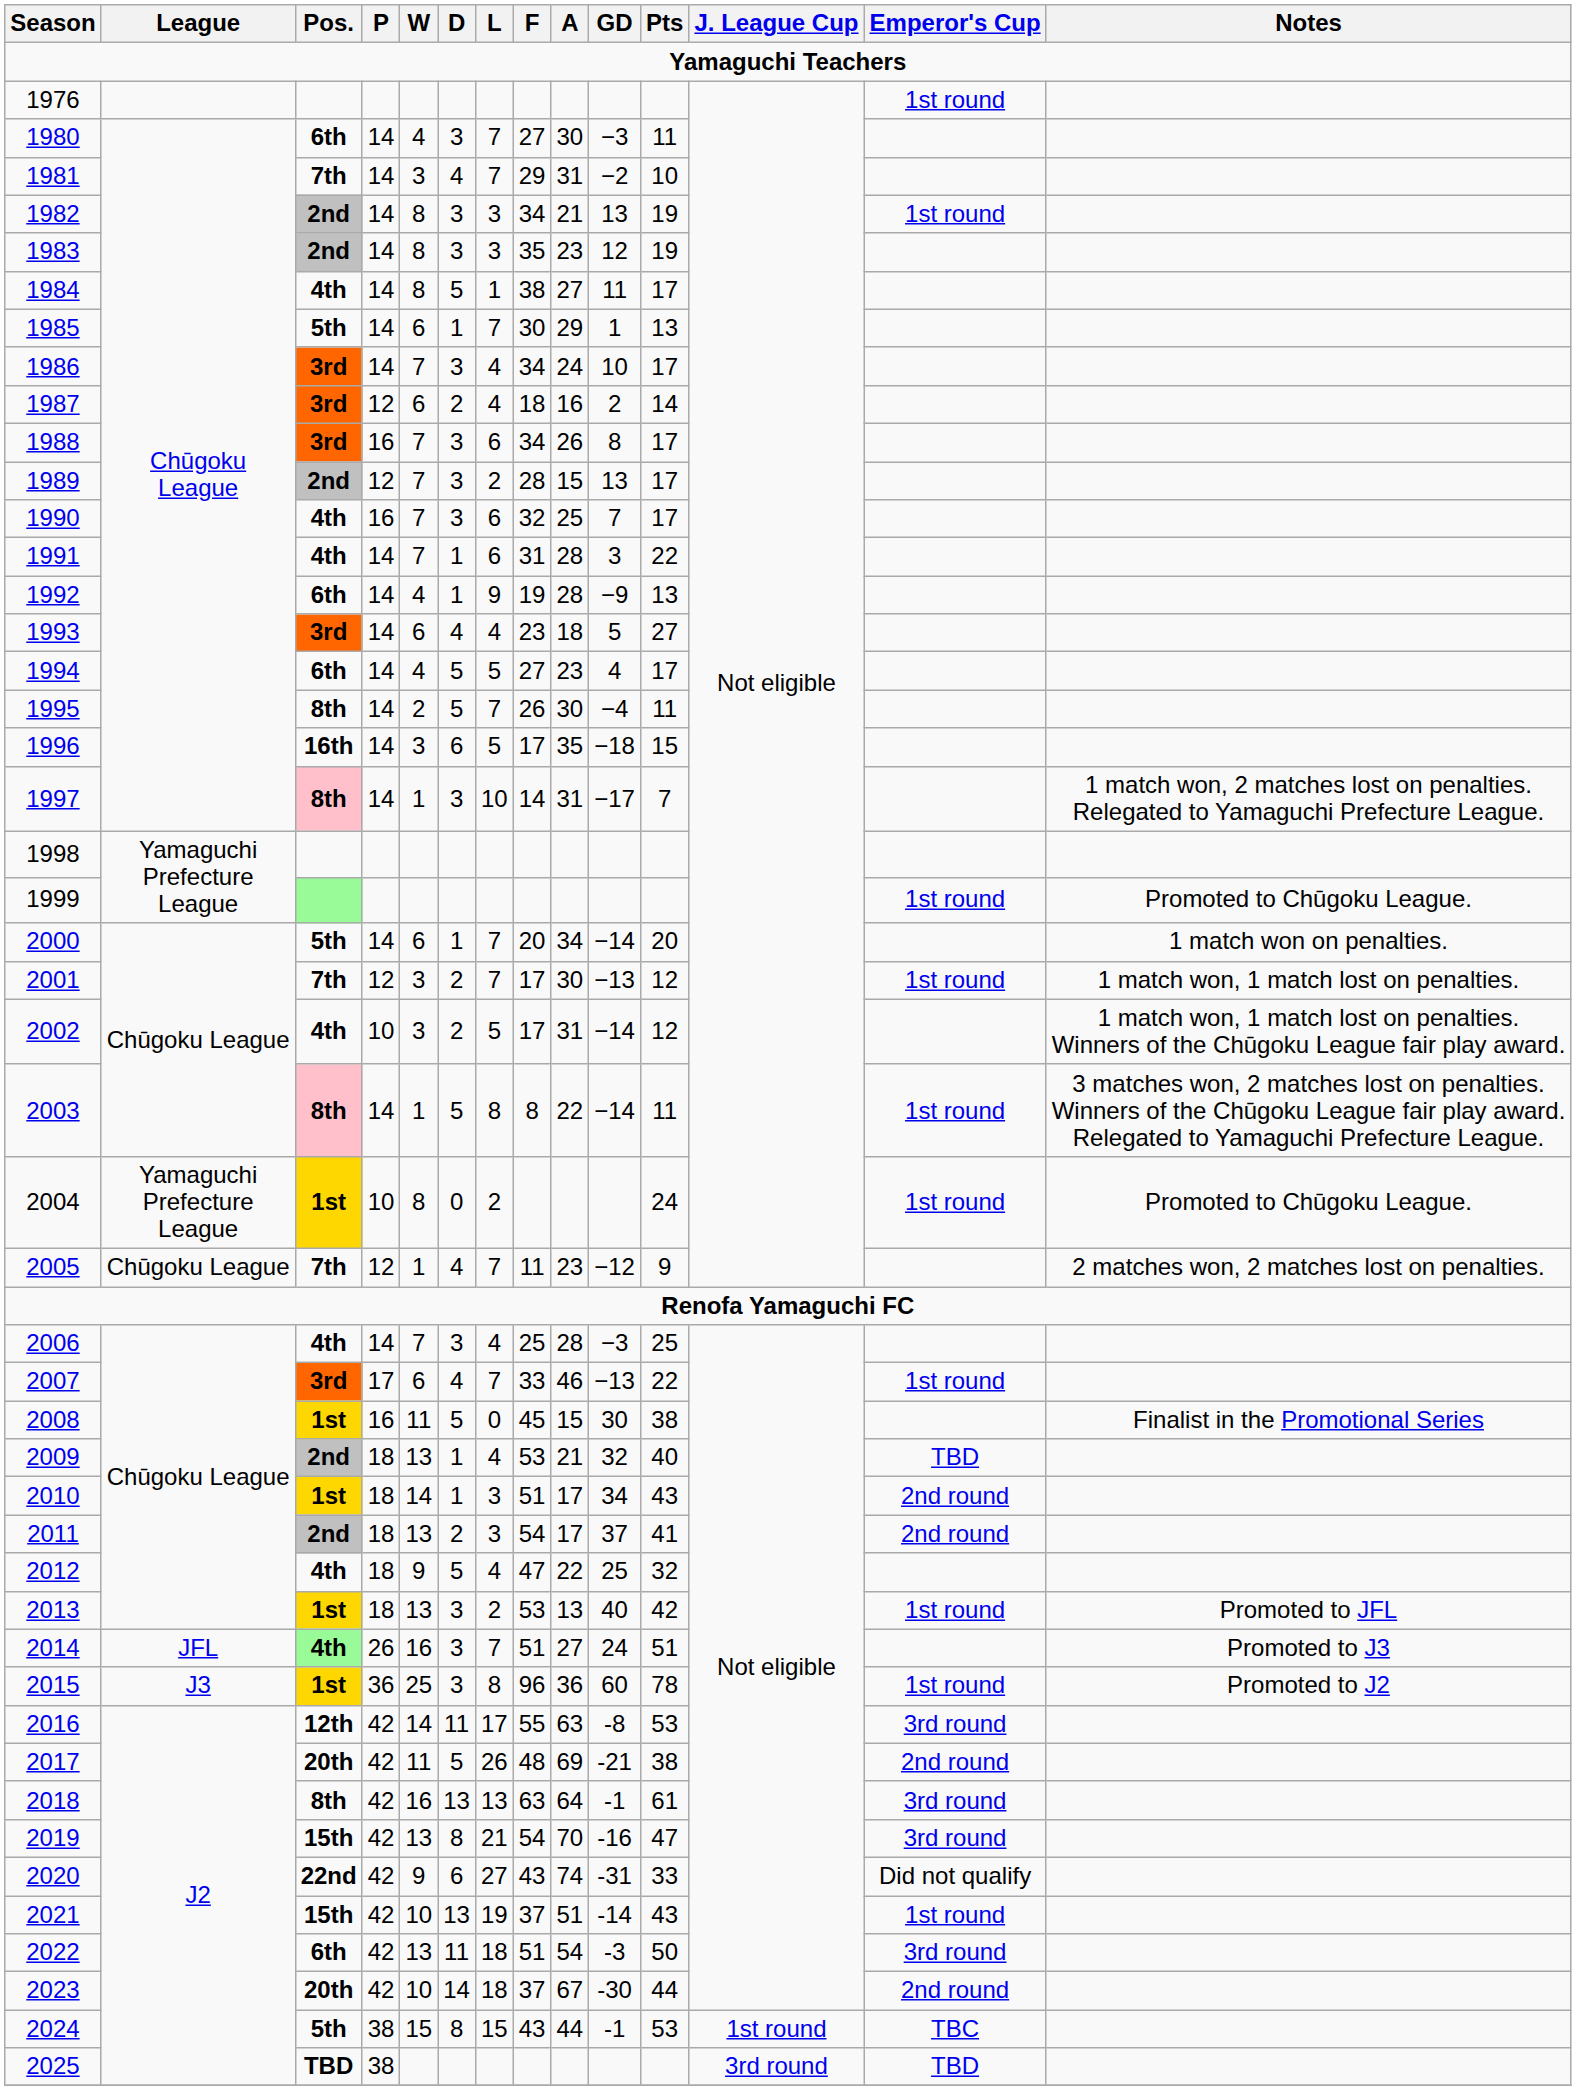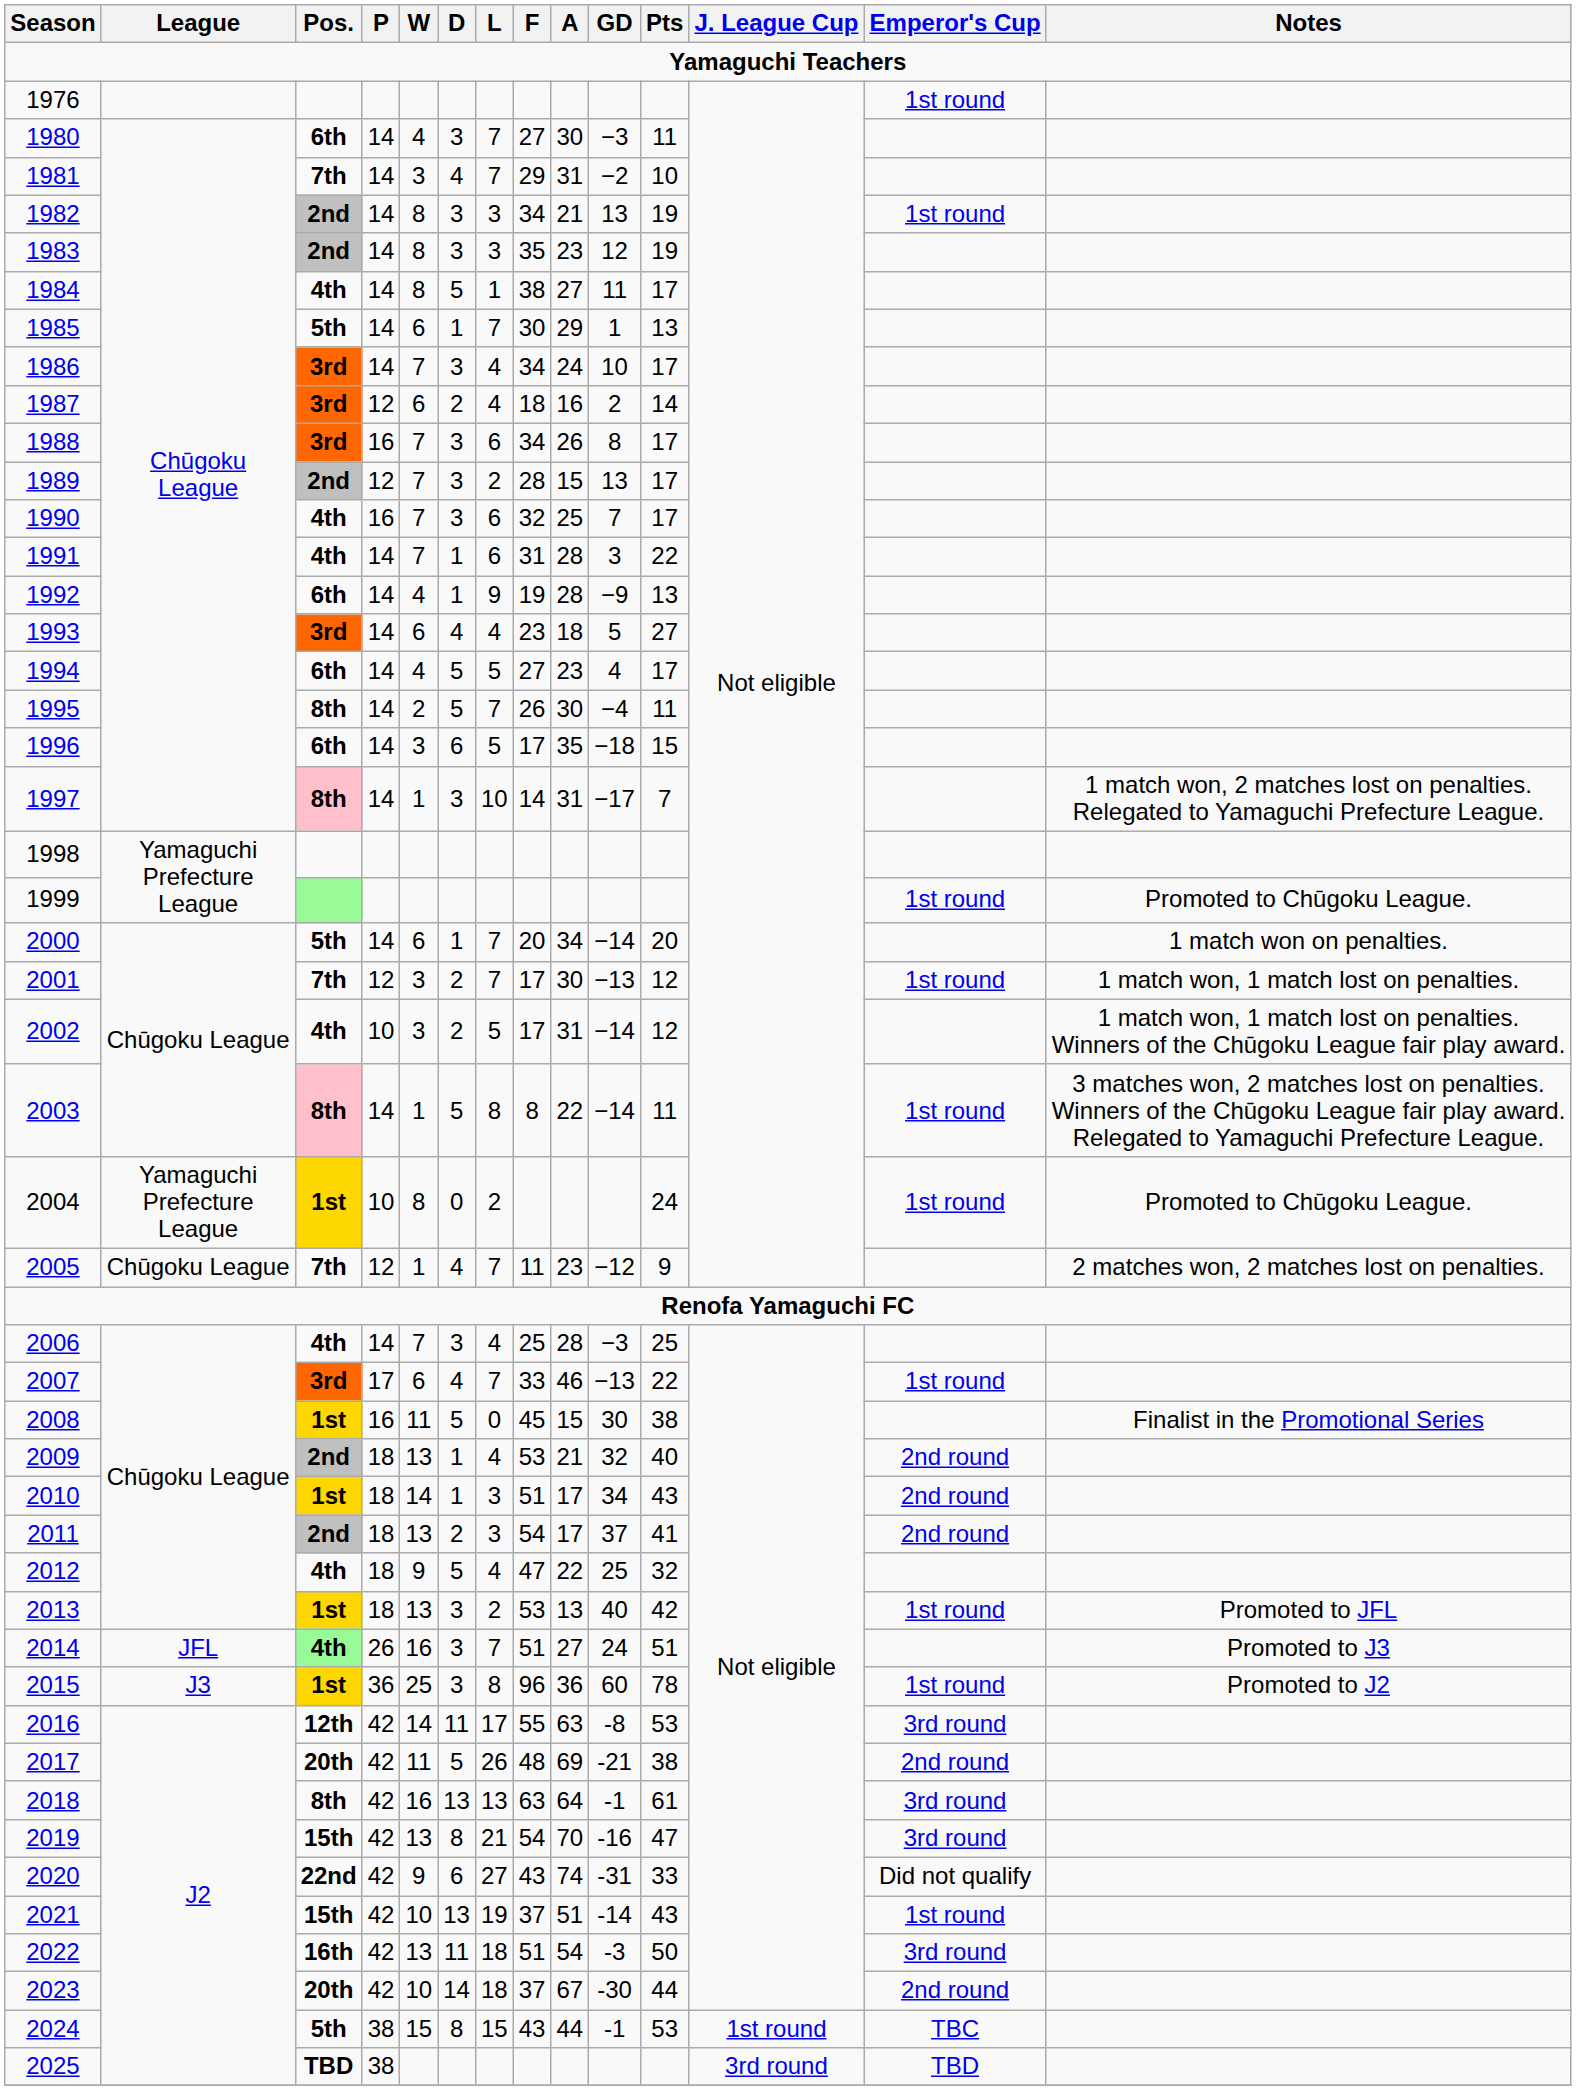(329, 746) 16th -> (329, 746) 6th
(955, 1457) TBD -> (955, 1457) 2nd round
(329, 1952) 6th -> (329, 1952) 16th
